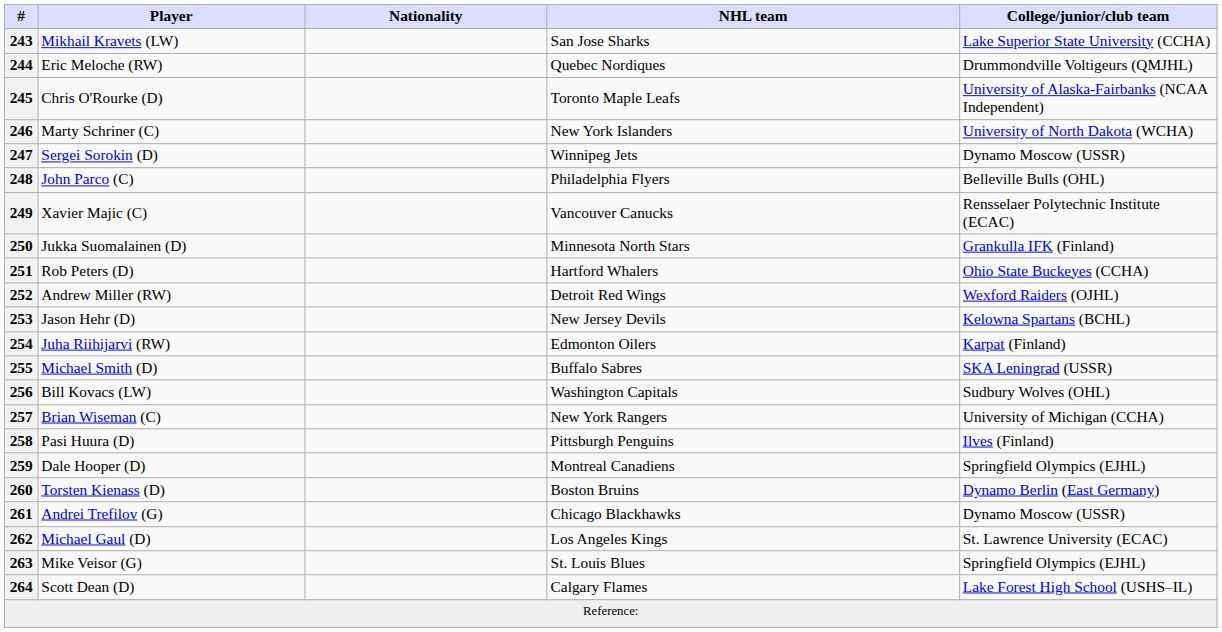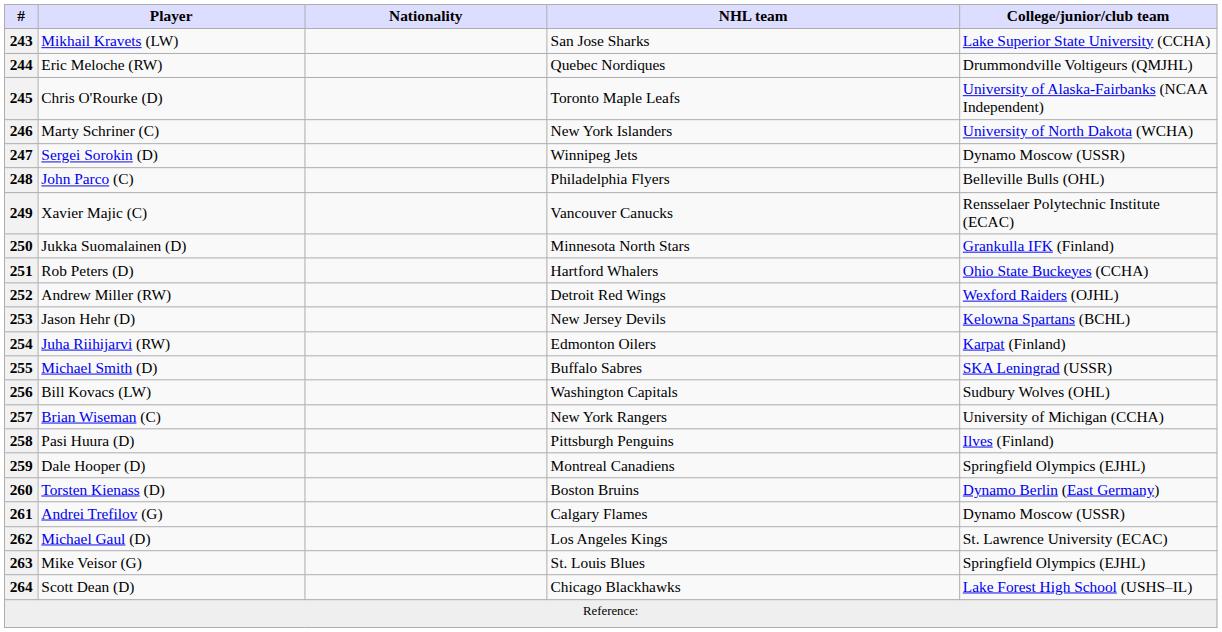(616, 514) Chicago Blackhawks -> (599, 514) Calgary Flames
(599, 587) Calgary Flames -> (616, 587) Chicago Blackhawks
